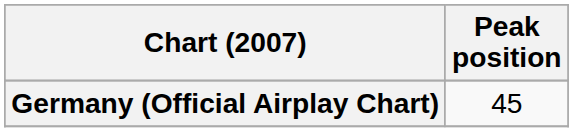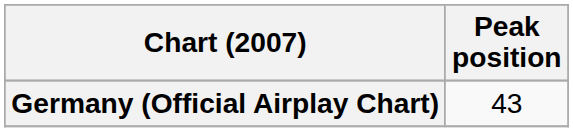(507, 103) 45 -> (507, 103) 43
